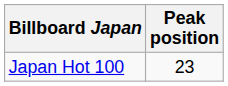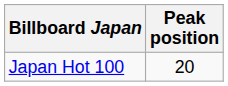(185, 66) 23 -> (185, 66) 20
